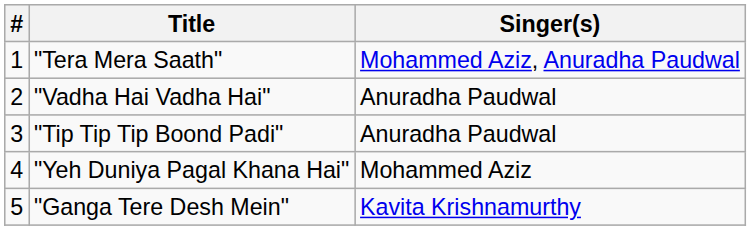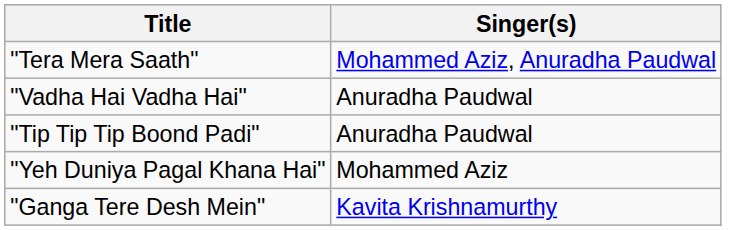- column: (17, 23)
